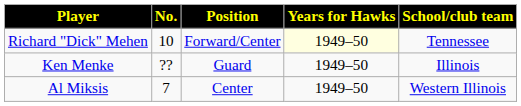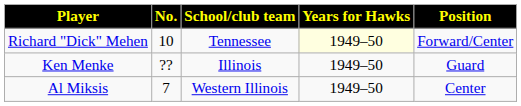columns swapped: (232, 16) <-> (458, 16)
